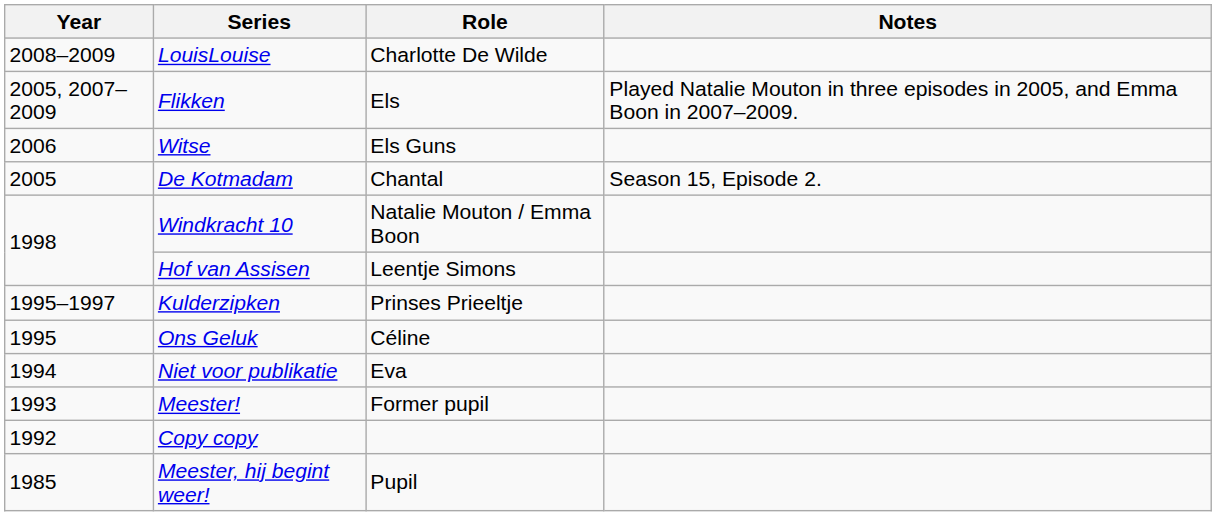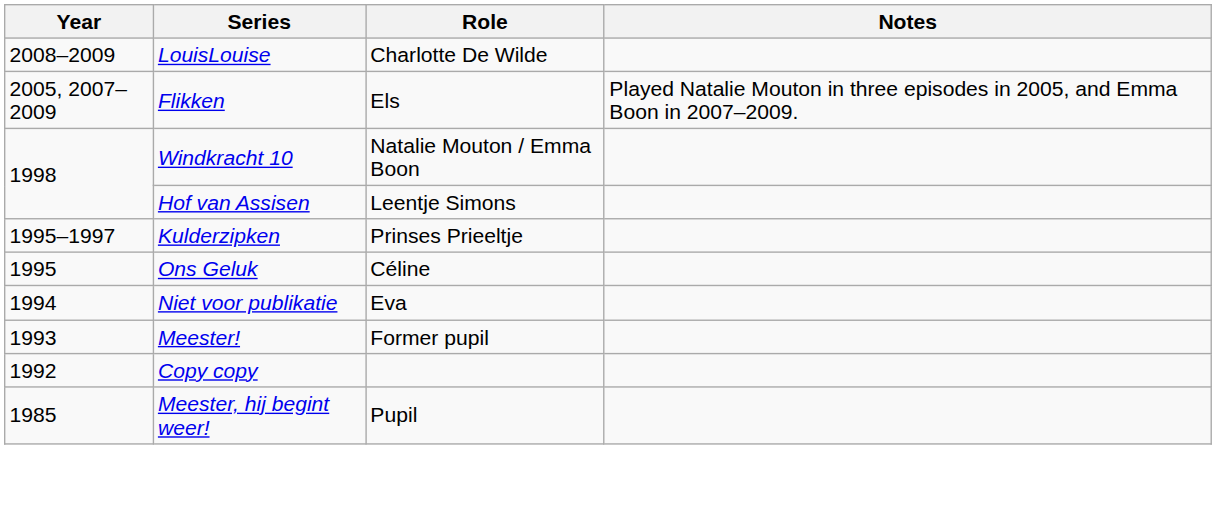- row: (184, 146)
- row: (225, 179)
